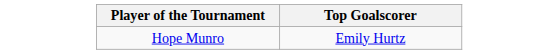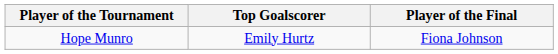+ column: (462, 15)
